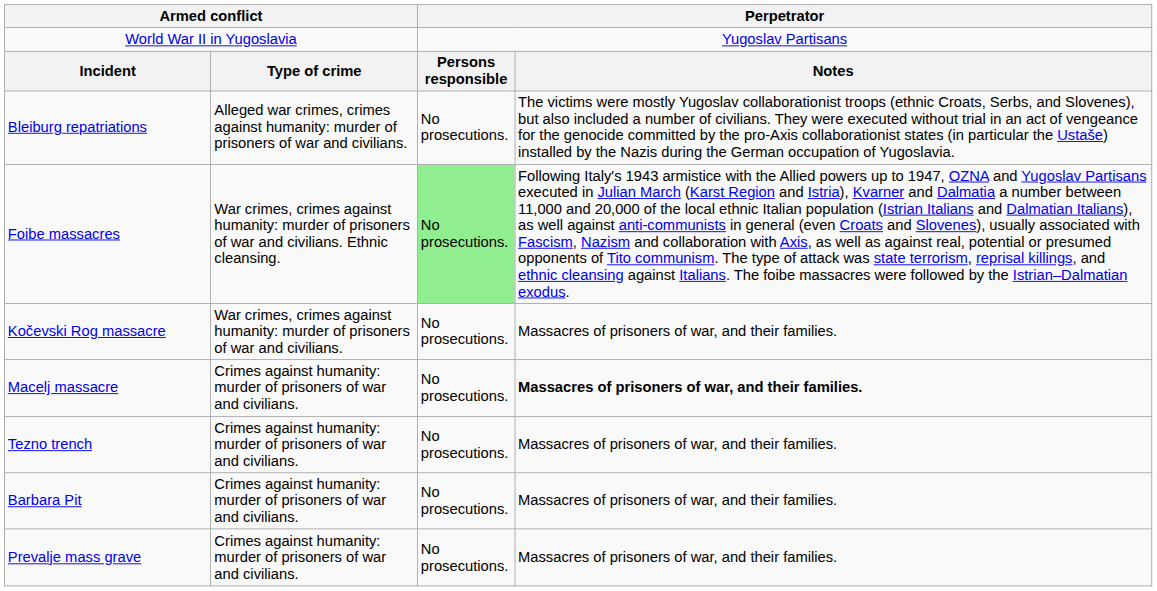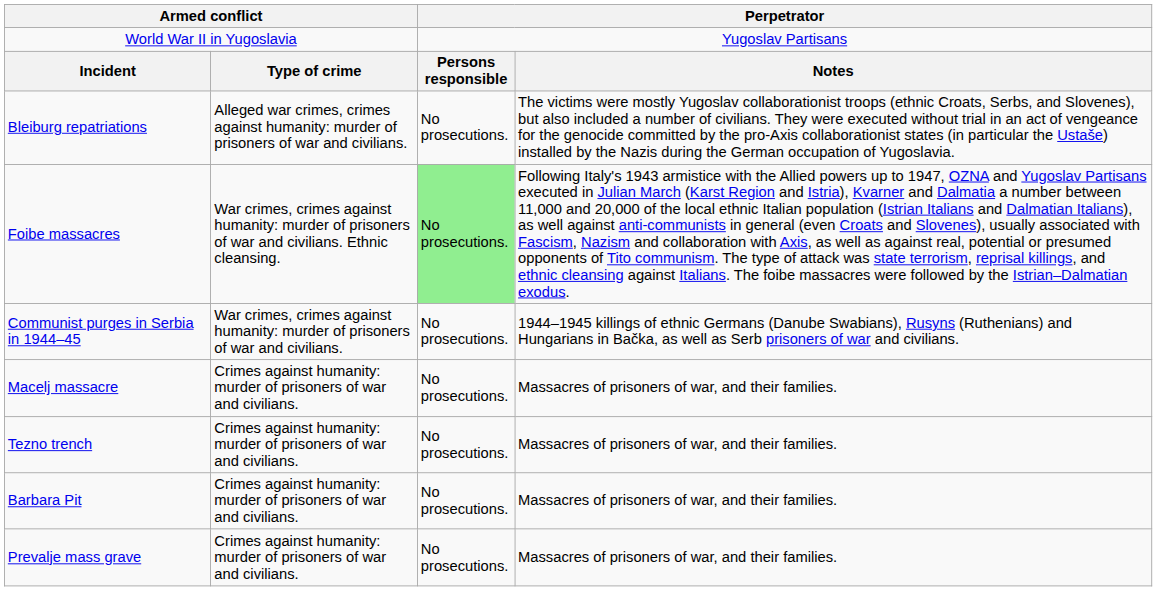+ row: (101, 331)
- row: (87, 331)
(690, 388) bold -> (678, 388) normal
